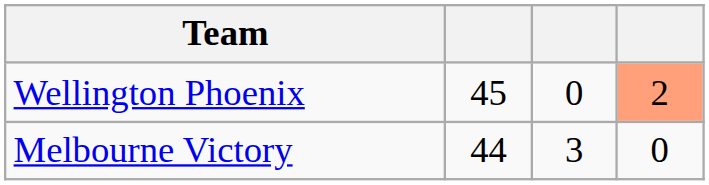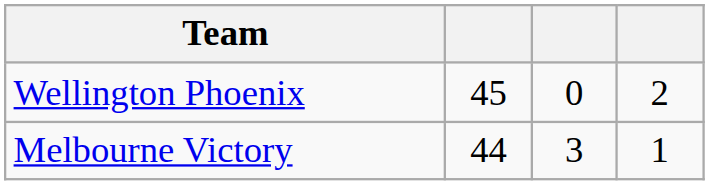(660, 91) lightsalmon background -> (660, 91) no background
(660, 149) 0 -> (660, 149) 1
